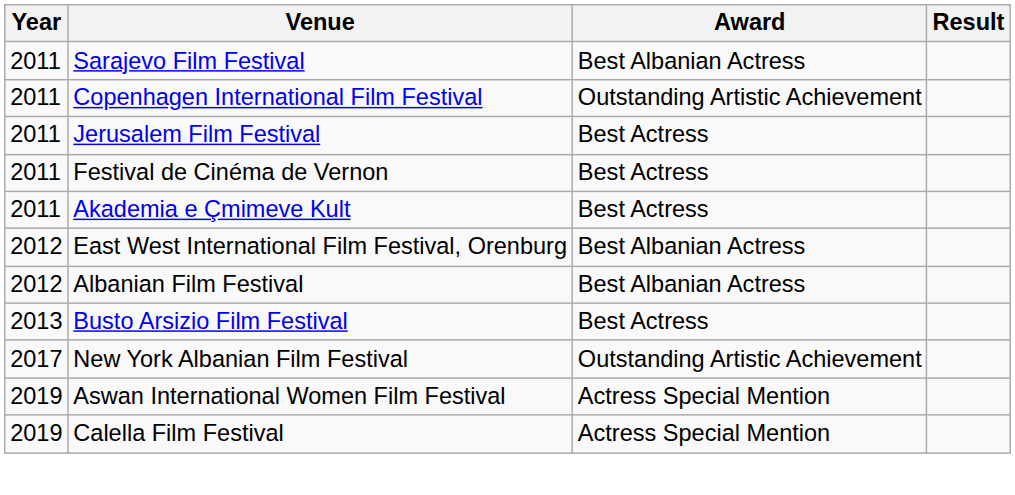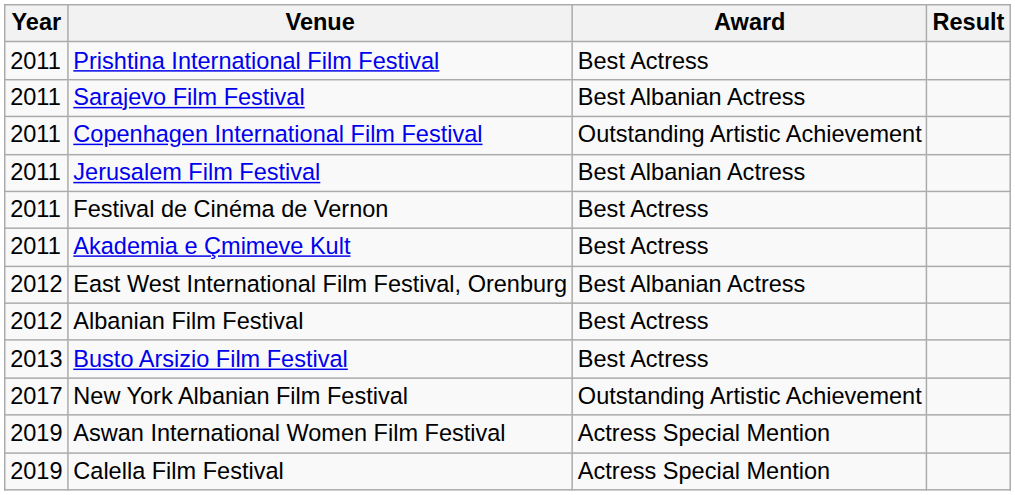+ row: (256, 60)
(643, 135) Best Actress -> (692, 172) Best Albanian Actress
(692, 284) Best Albanian Actress -> (643, 321) Best Actress
